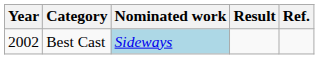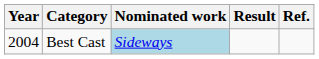(24, 41) 2002 -> (24, 41) 2004
